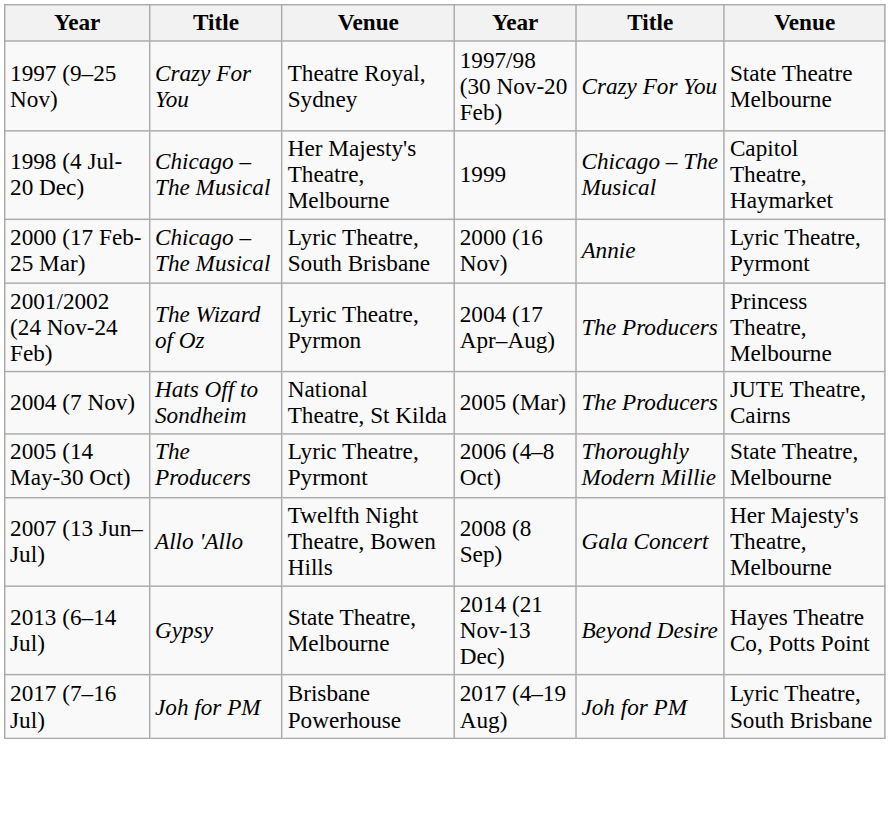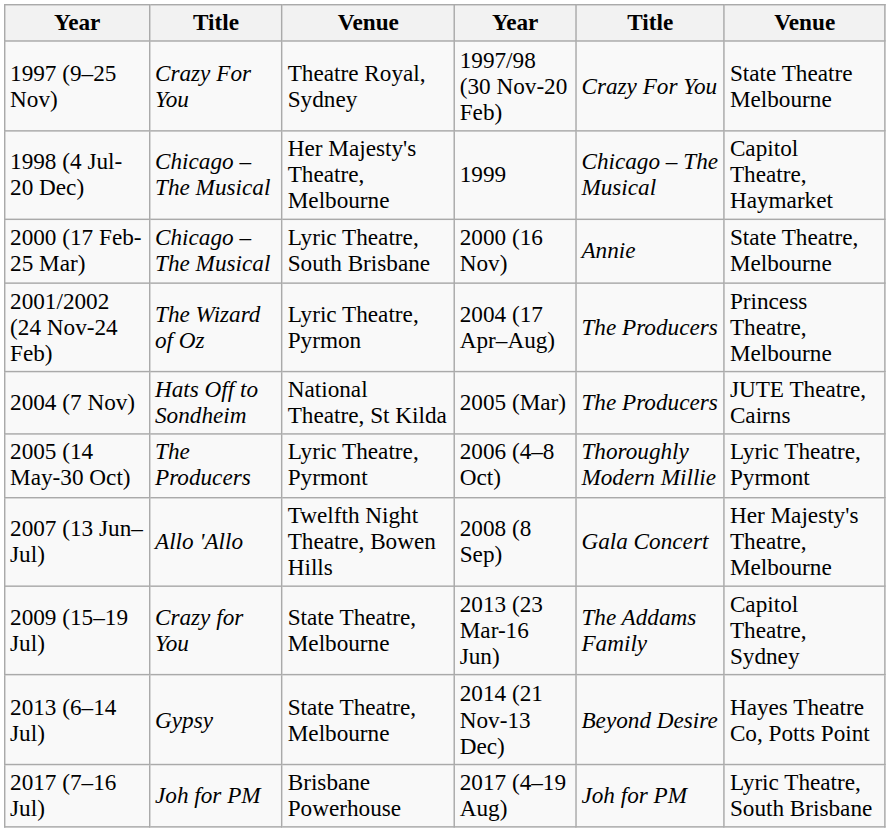(795, 250) Lyric Theatre, Pyrmont -> (794, 250) State Theatre, Melbourne
(794, 465) State Theatre, Melbourne -> (795, 465) Lyric Theatre, Pyrmont
+ row: (69, 630)
